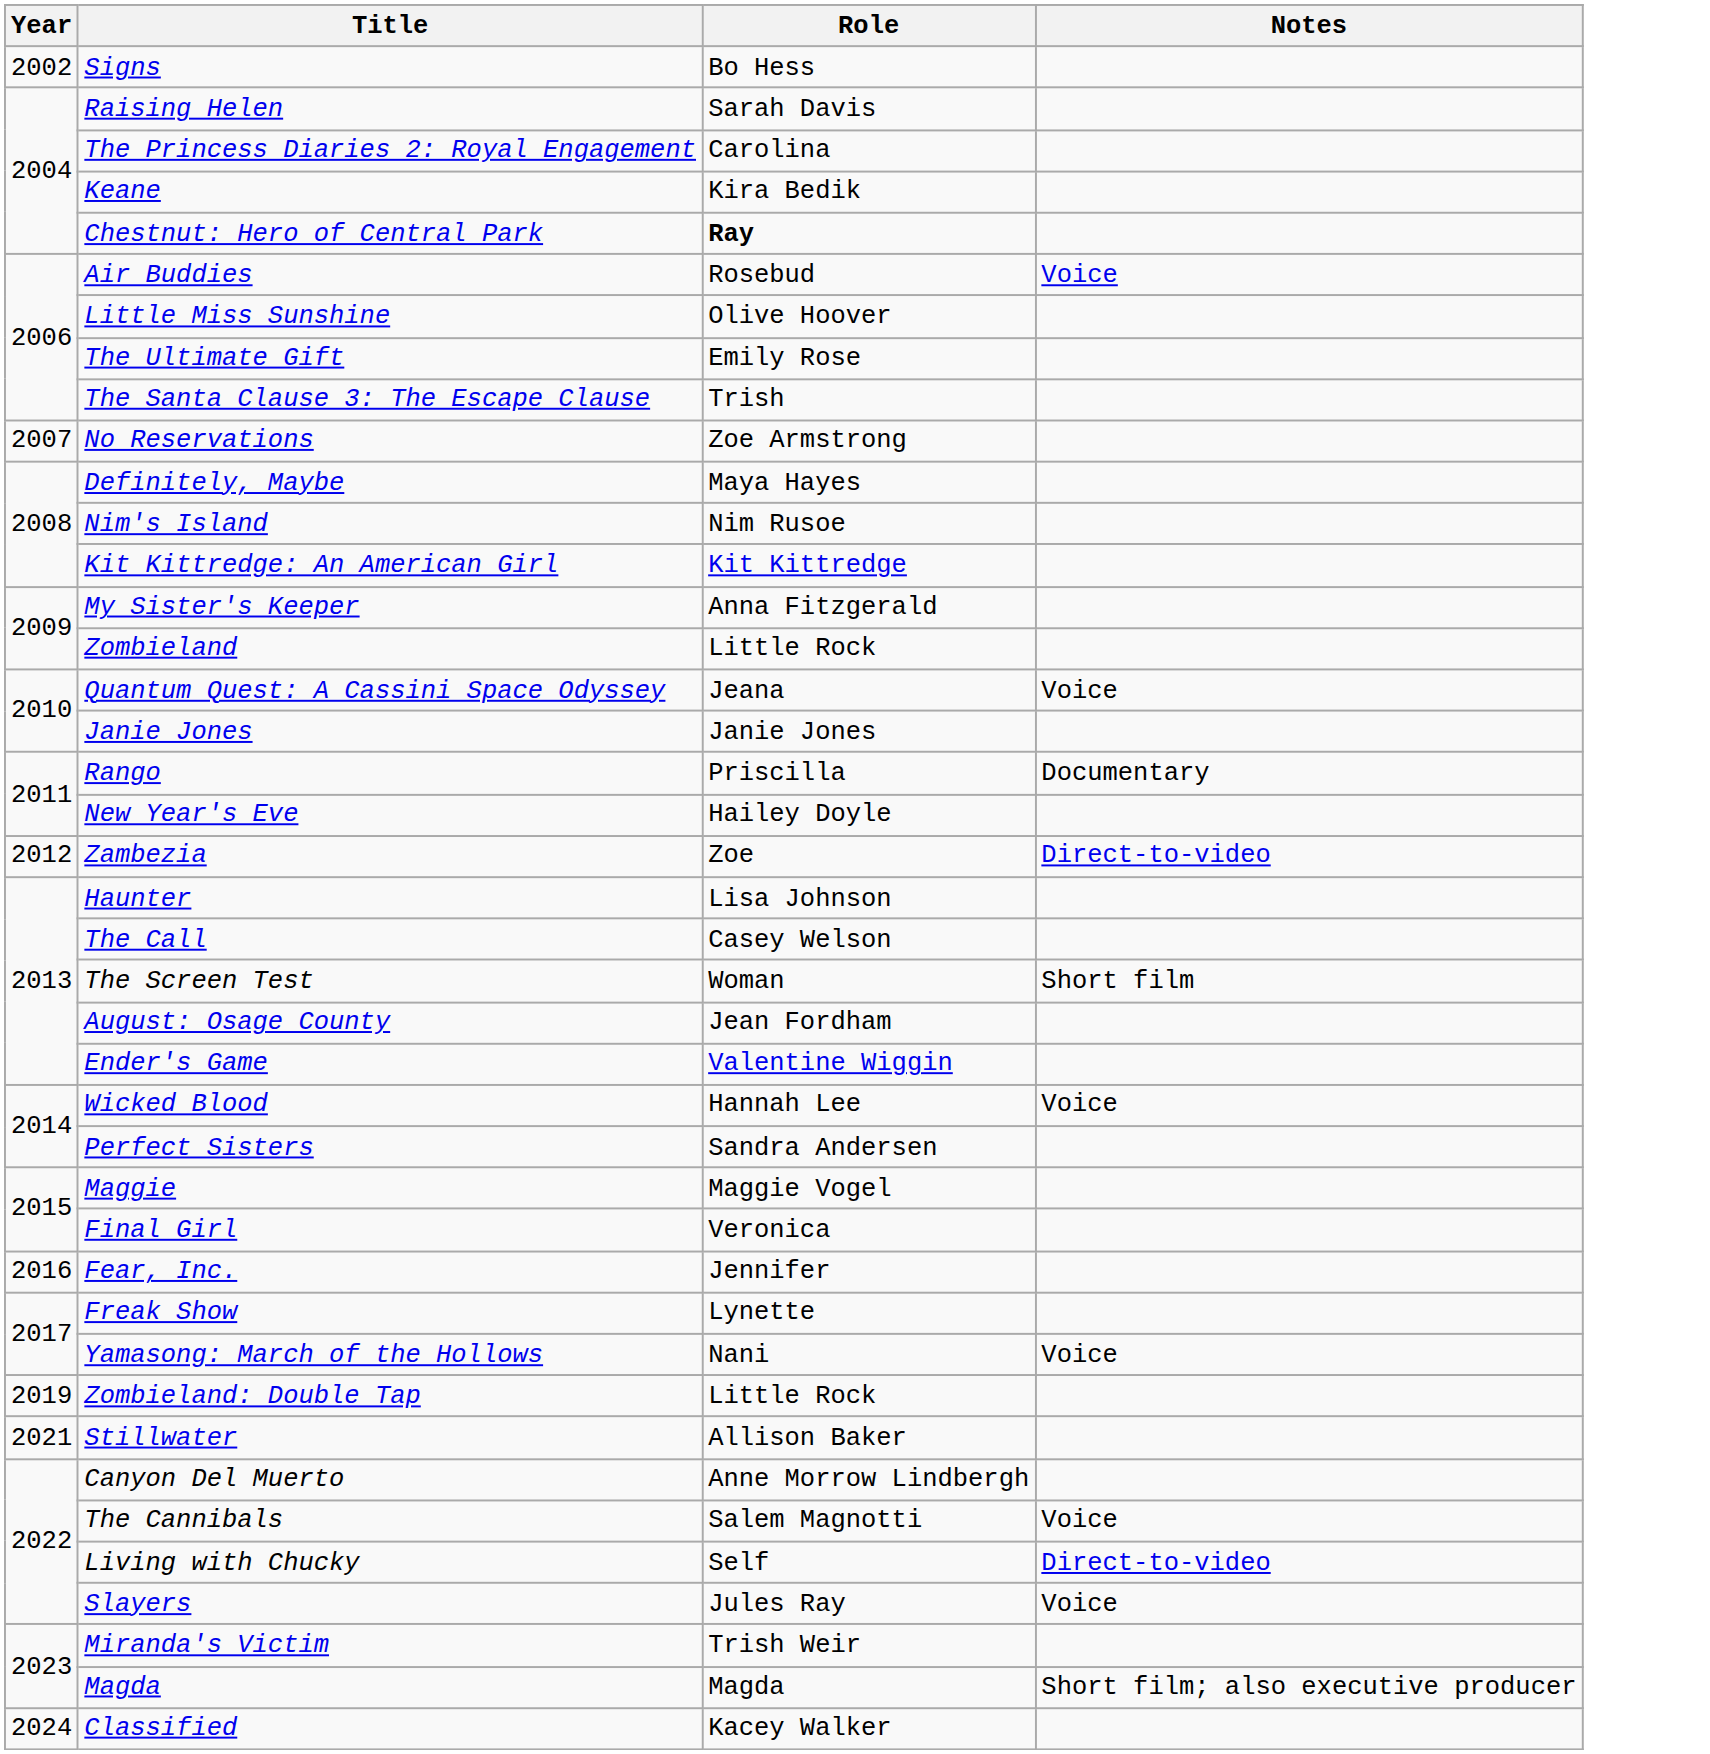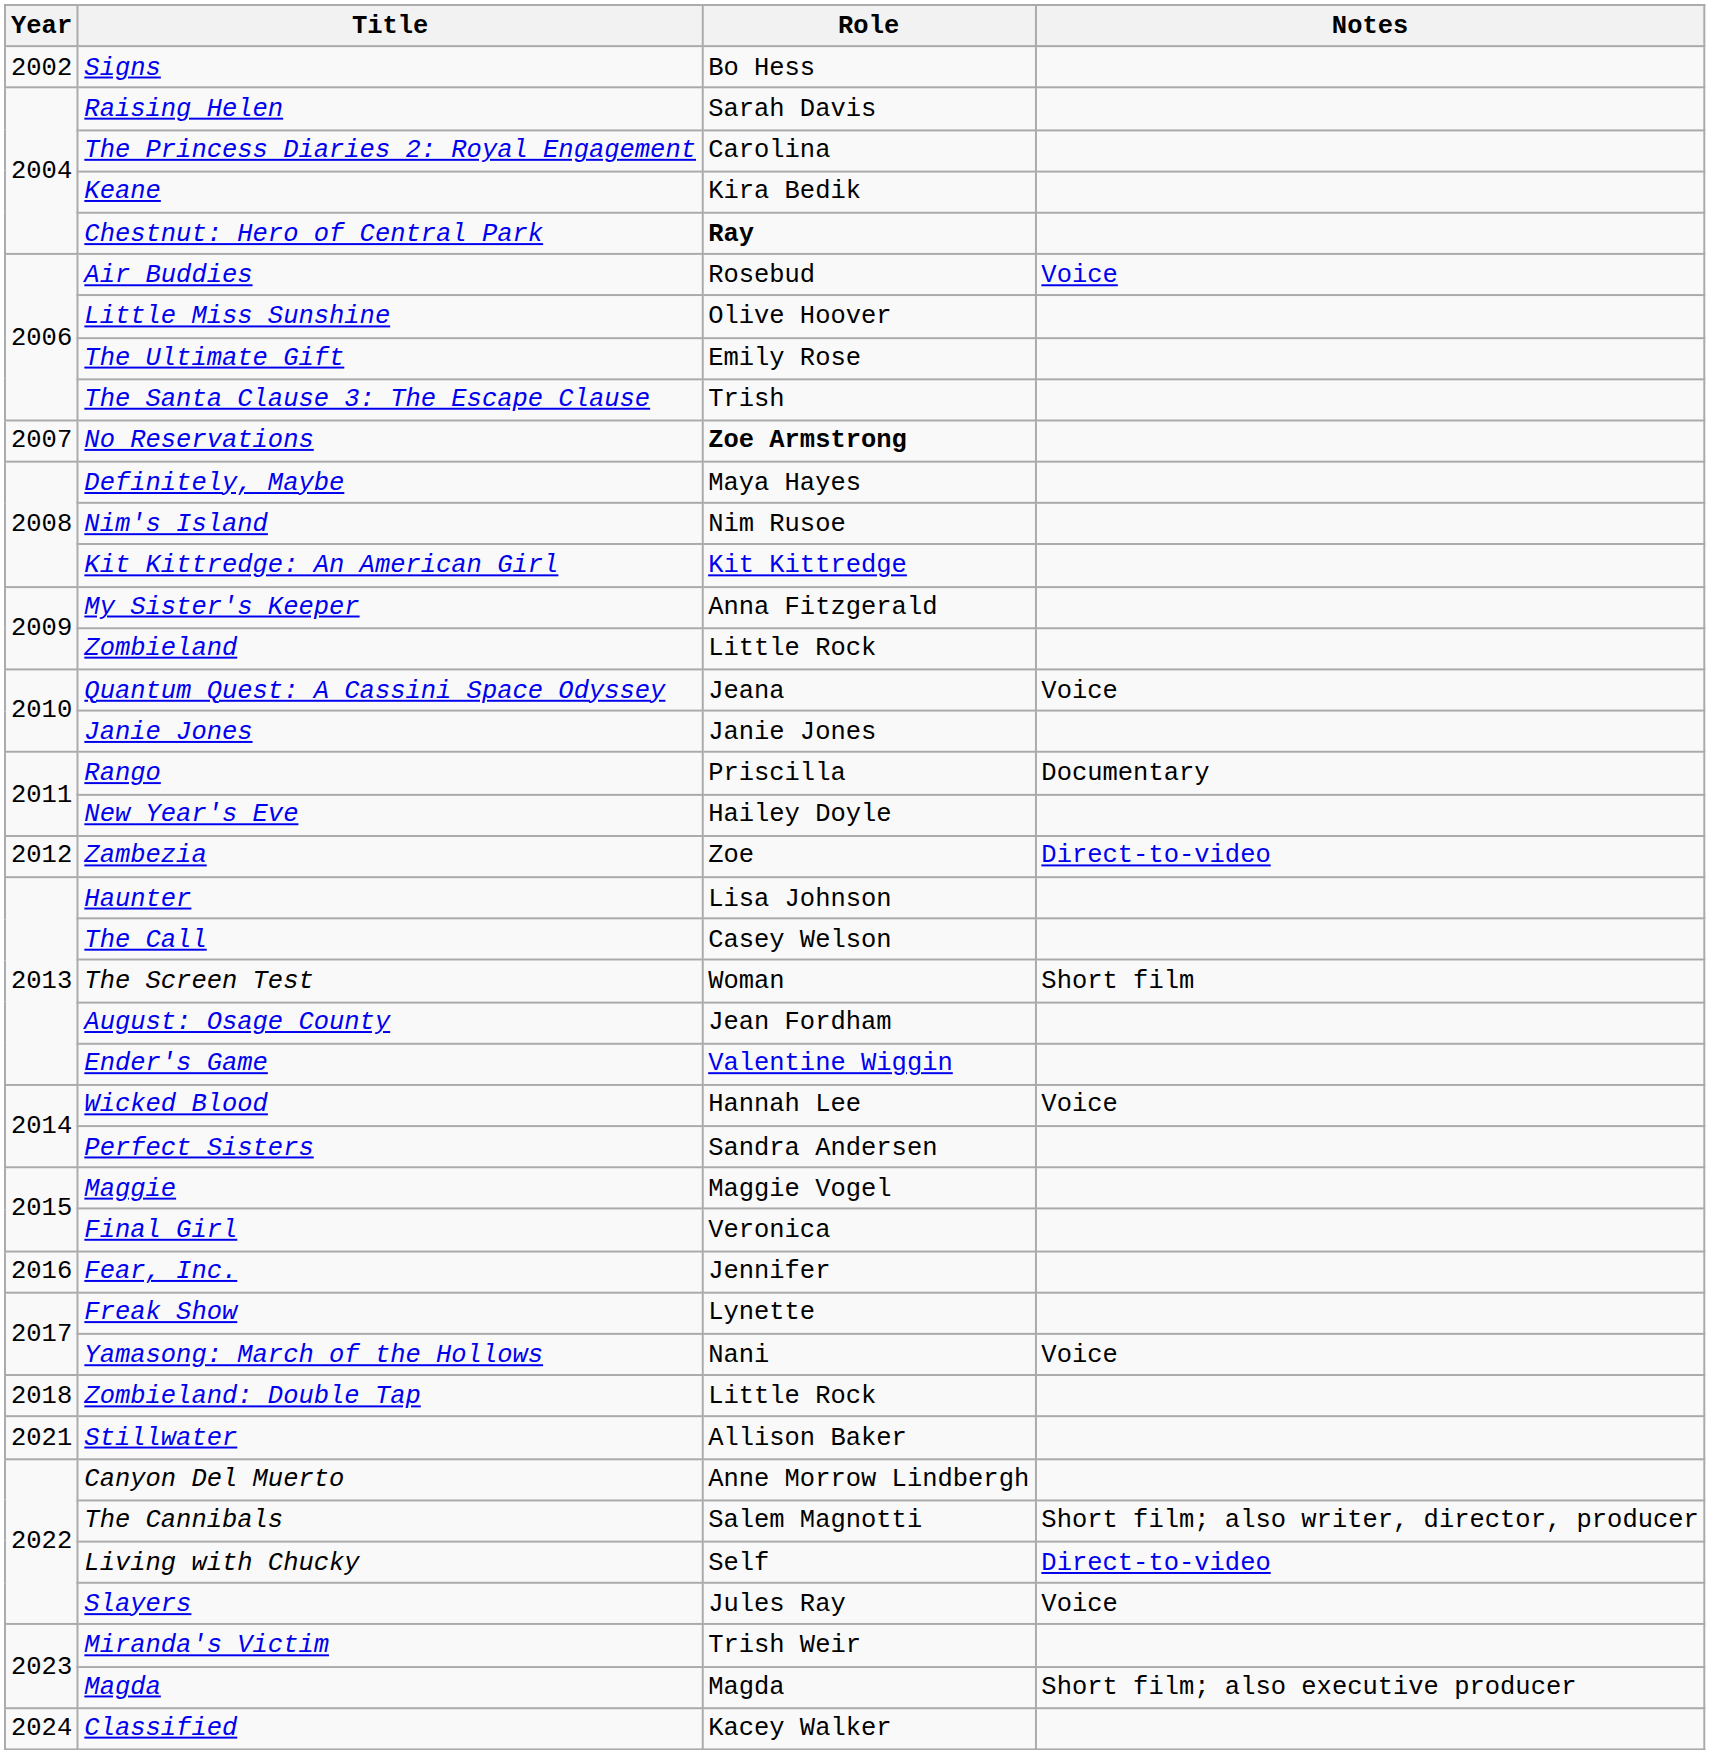(808, 441) normal -> (808, 441) bold
(42, 1396) 2019 -> (42, 1396) 2018
(1080, 1521) Voice -> (1370, 1521) Short film; also writer, director, producer
